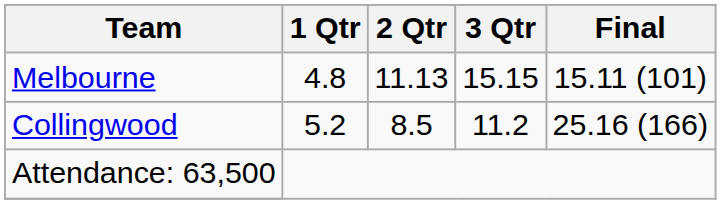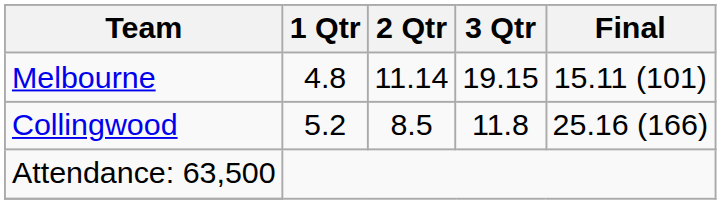(412, 76) 11.13 -> (412, 76) 11.14
(501, 76) 15.15 -> (501, 76) 19.15
(501, 125) 11.2 -> (501, 125) 11.8
